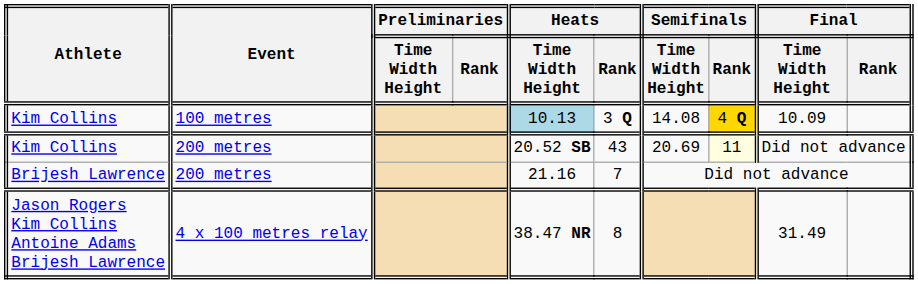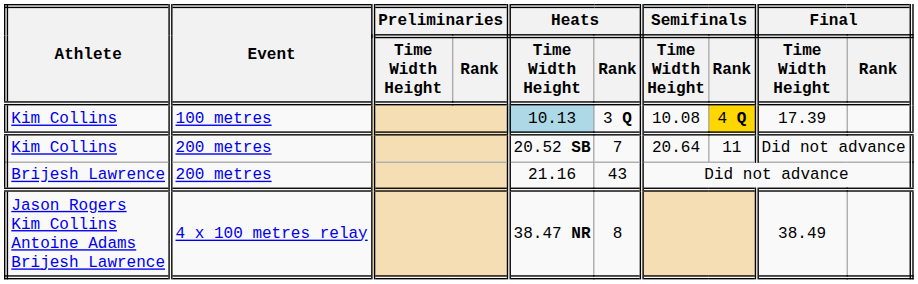(676, 118) 14.08 -> (676, 118) 10.08
(802, 118) 10.09 -> (802, 118) 17.39
(617, 148) 43 -> (617, 148) 7
(676, 148) 20.69 -> (676, 148) 20.64
(732, 148) lightyellow background -> (732, 148) no background
(617, 175) 7 -> (617, 175) 43
(802, 233) 31.49 -> (802, 233) 38.49
